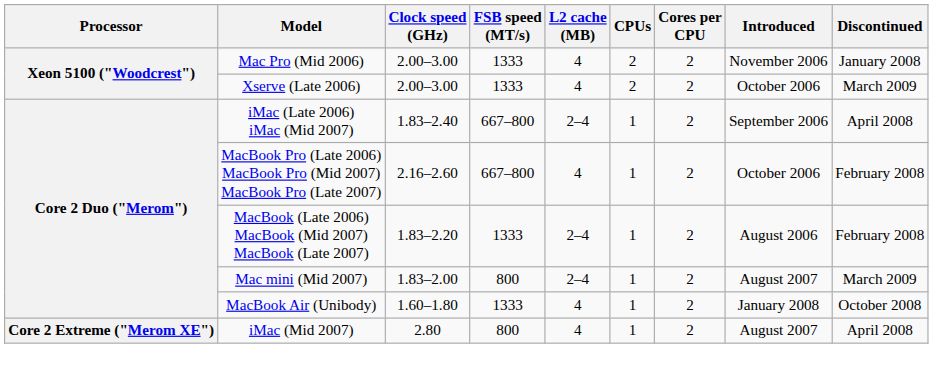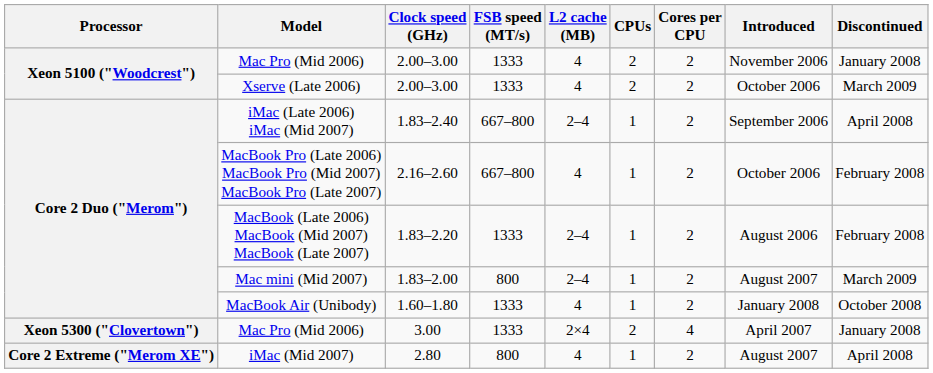+ row: (301, 330)
